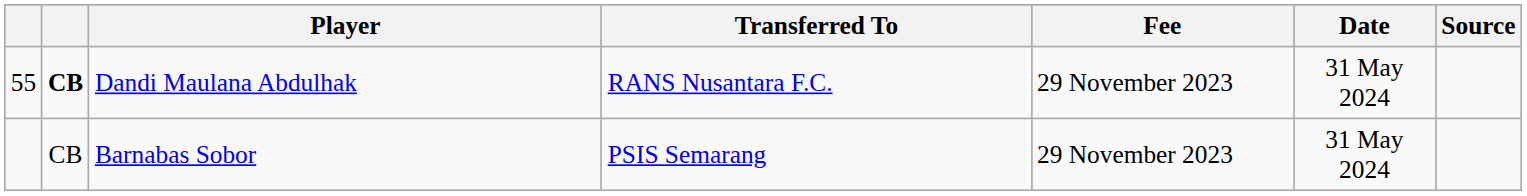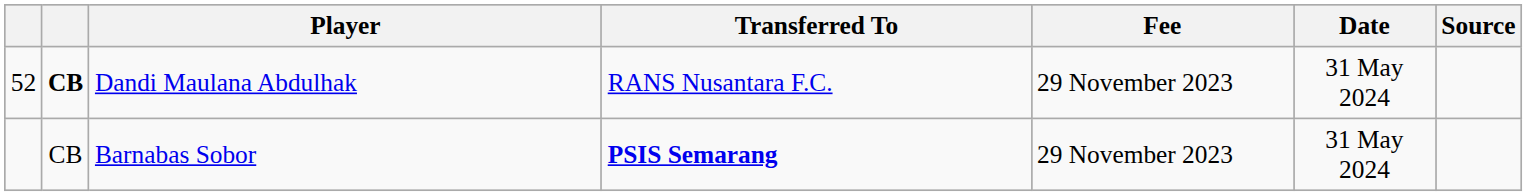(23, 82) 55 -> (23, 82) 52
(687, 154) normal -> (693, 154) bold
